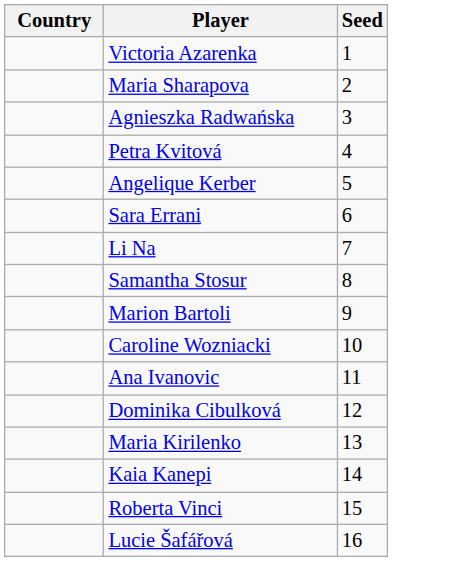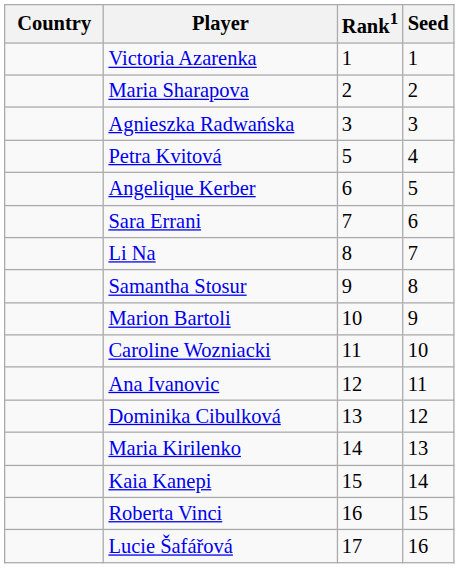+ column: (370, 23)
